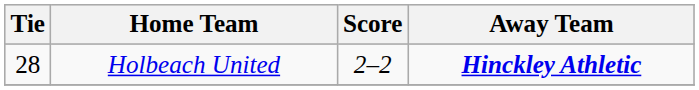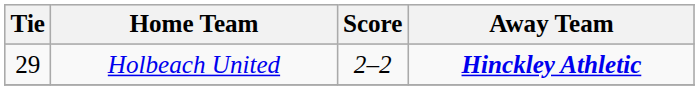(28, 64) 28 -> (28, 64) 29
